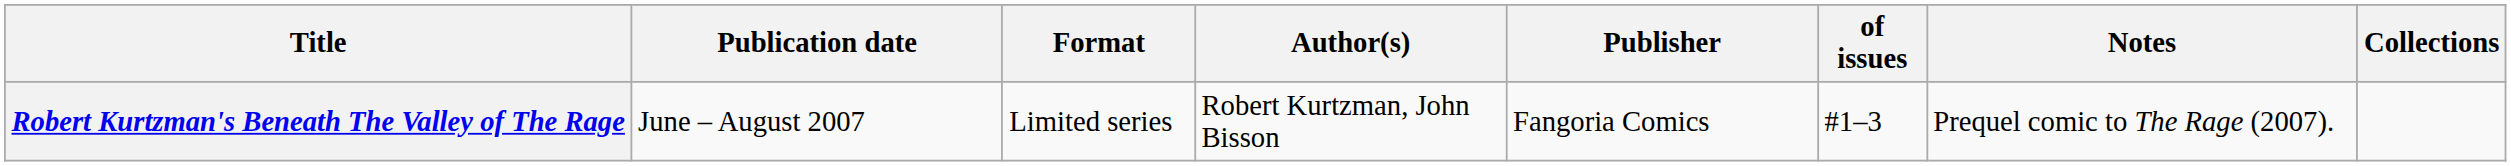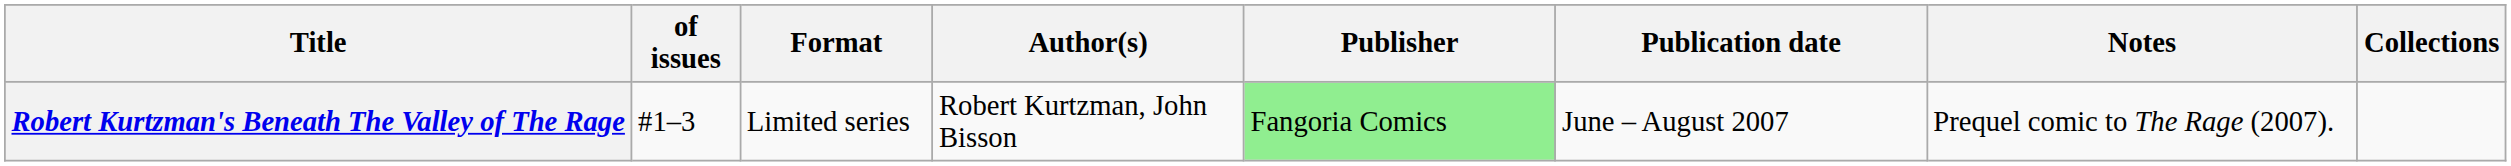columns swapped: (1872, 43) <-> (817, 43)
(1611, 120) no background -> (1349, 120) lightgreen background
